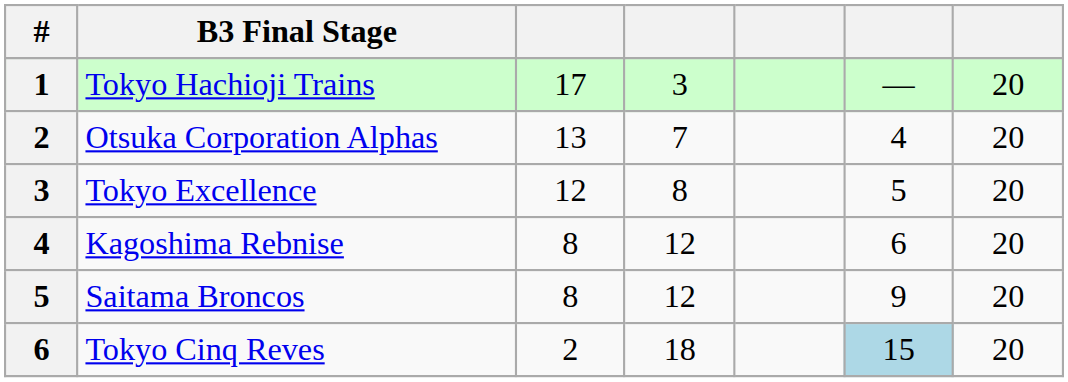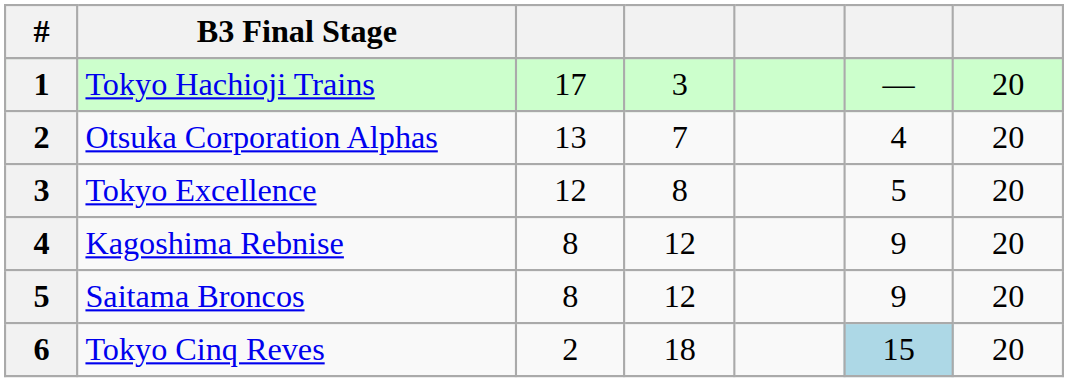(899, 243) 6 -> (899, 243) 9
